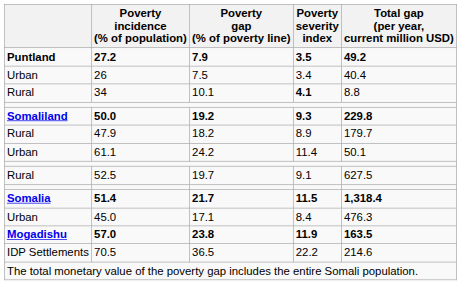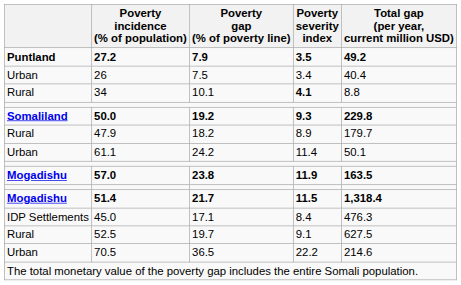rows swapped: (105, 234) <-> (105, 175)
(29, 198) Somalia -> (37, 198) Mogadishu
(22, 216) Urban -> (48, 216) IDP Settlements
(48, 252) IDP Settlements -> (22, 252) Urban
